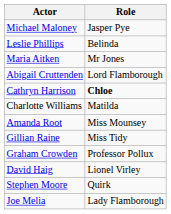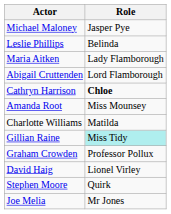(106, 59) Mr Jones -> (126, 59) Lady Flamborough
rows swapped: (44, 106) <-> (34, 122)
(107, 138) no background -> (107, 138) paleturquoise background
(126, 201) Lady Flamborough -> (106, 201) Mr Jones
